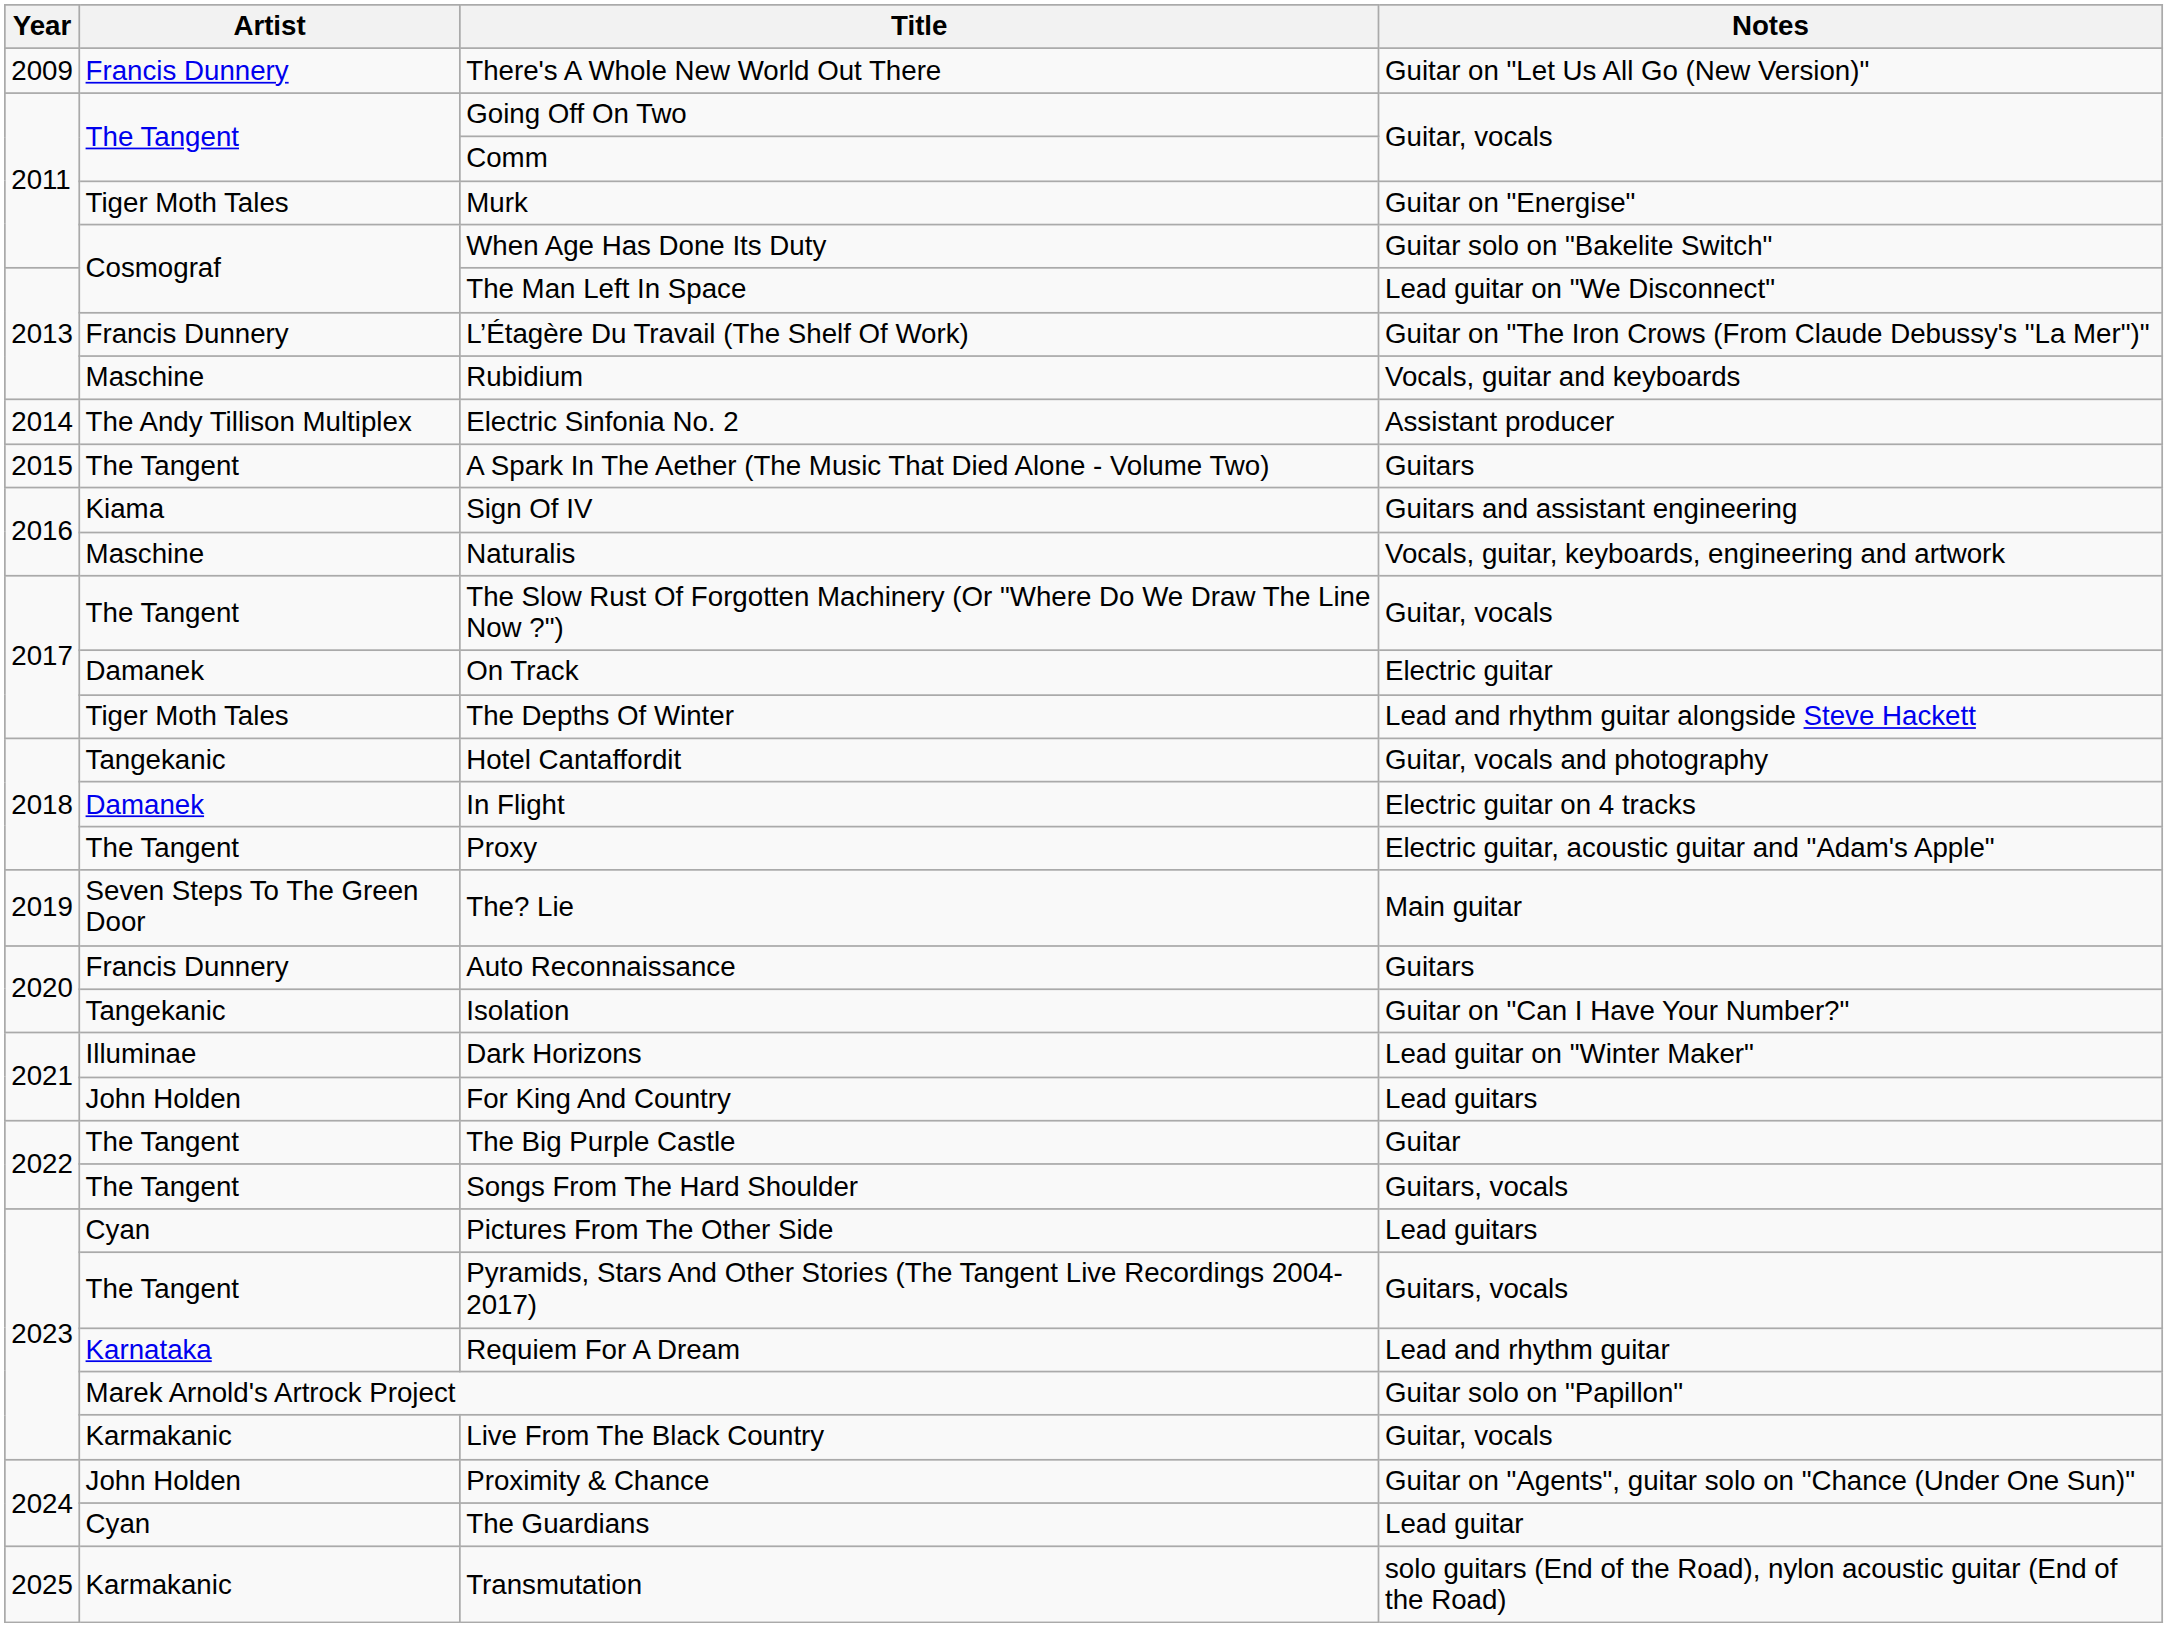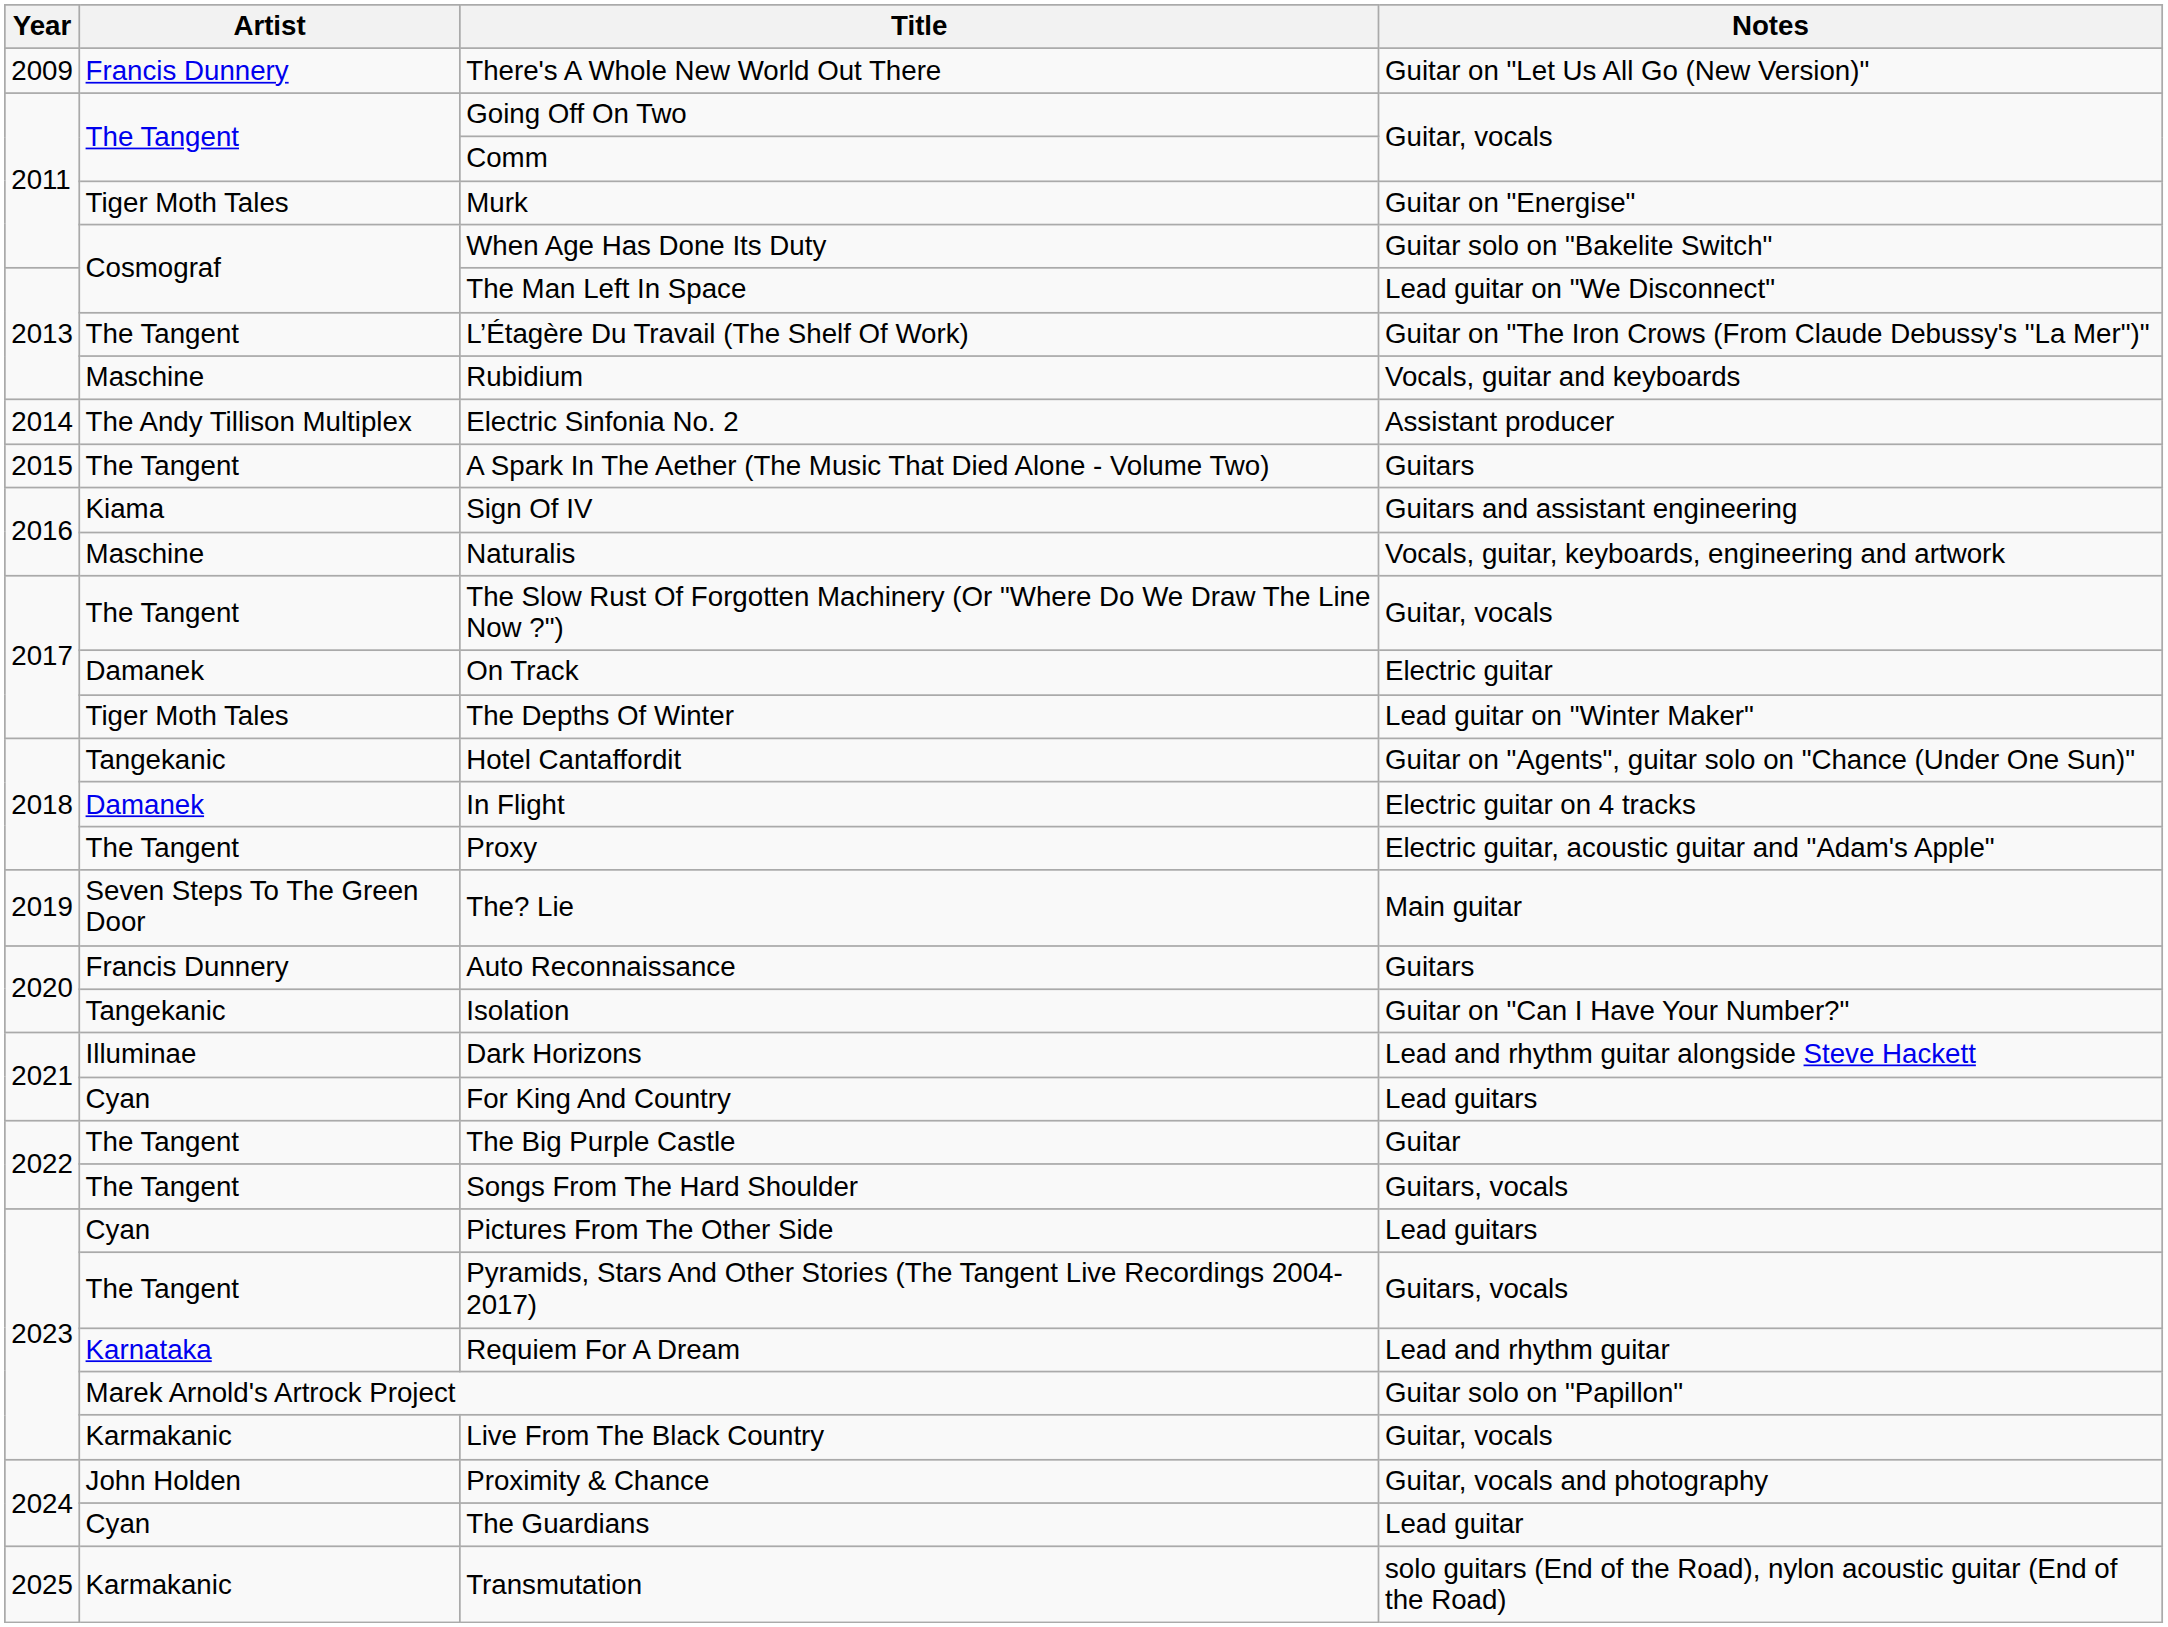(187, 333) Francis Dunnery -> (162, 333) The Tangent
(1680, 716) Lead and rhythm guitar alongside Steve Hackett -> (1569, 716) Lead guitar on "Winter Maker"
(1577, 759) Guitar, vocals and photography -> (1760, 759) Guitar on "Agents", guitar solo on "Chance (Under One Sun)"
(1569, 1054) Lead guitar on "Winter Maker" -> (1680, 1054) Lead and rhythm guitar alongside Steve Hackett
(163, 1098) John Holden -> (118, 1098) Cyan
(1760, 1480) Guitar on "Agents", guitar solo on "Chance (Under One Sun)" -> (1577, 1480) Guitar, vocals and photography
